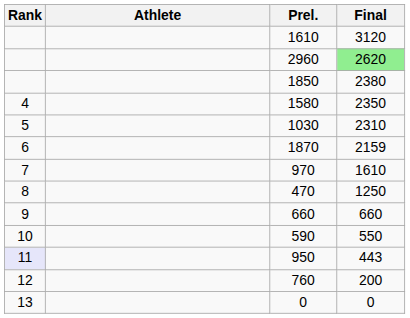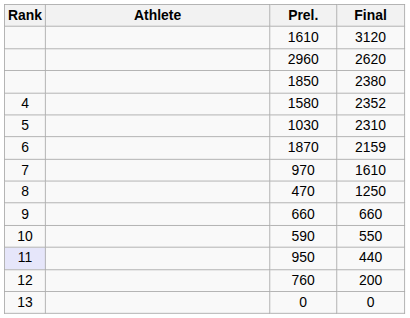(371, 59) lightgreen background -> (371, 59) no background
(371, 103) 2350 -> (371, 103) 2352
(371, 258) 443 -> (371, 258) 440
